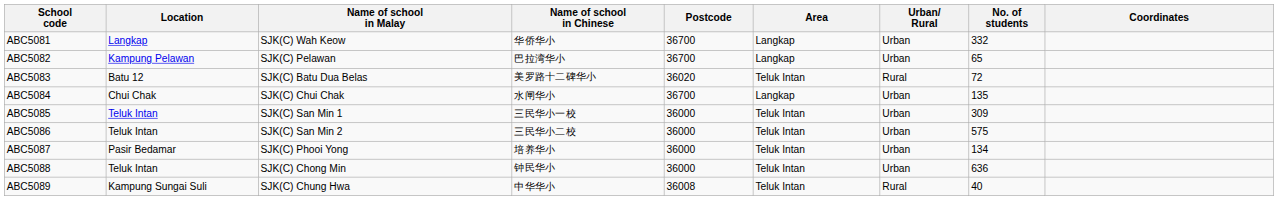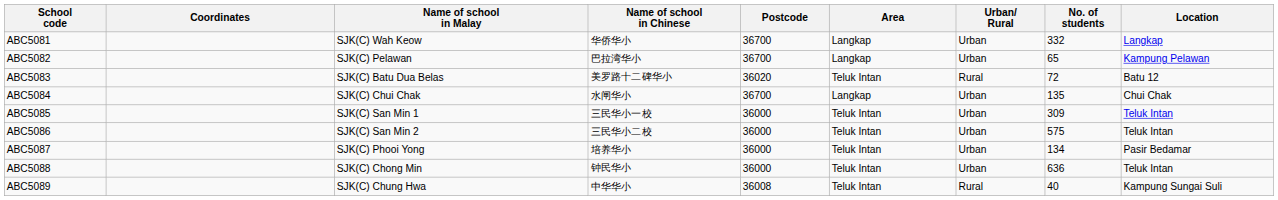columns swapped: (182, 18) <-> (1159, 18)
